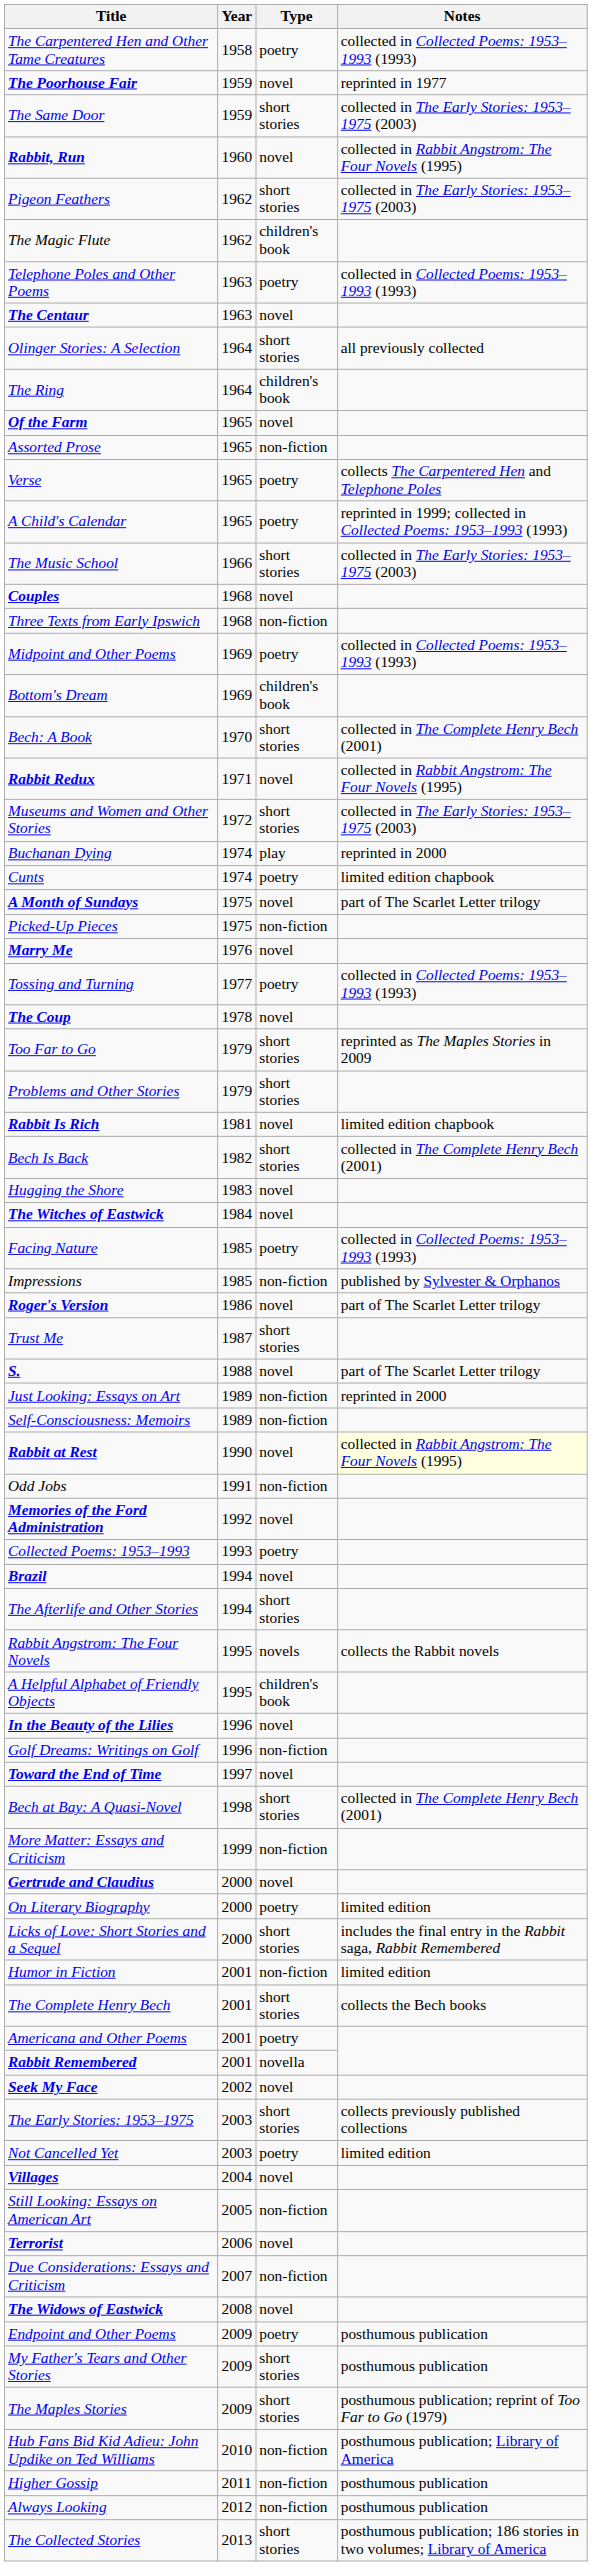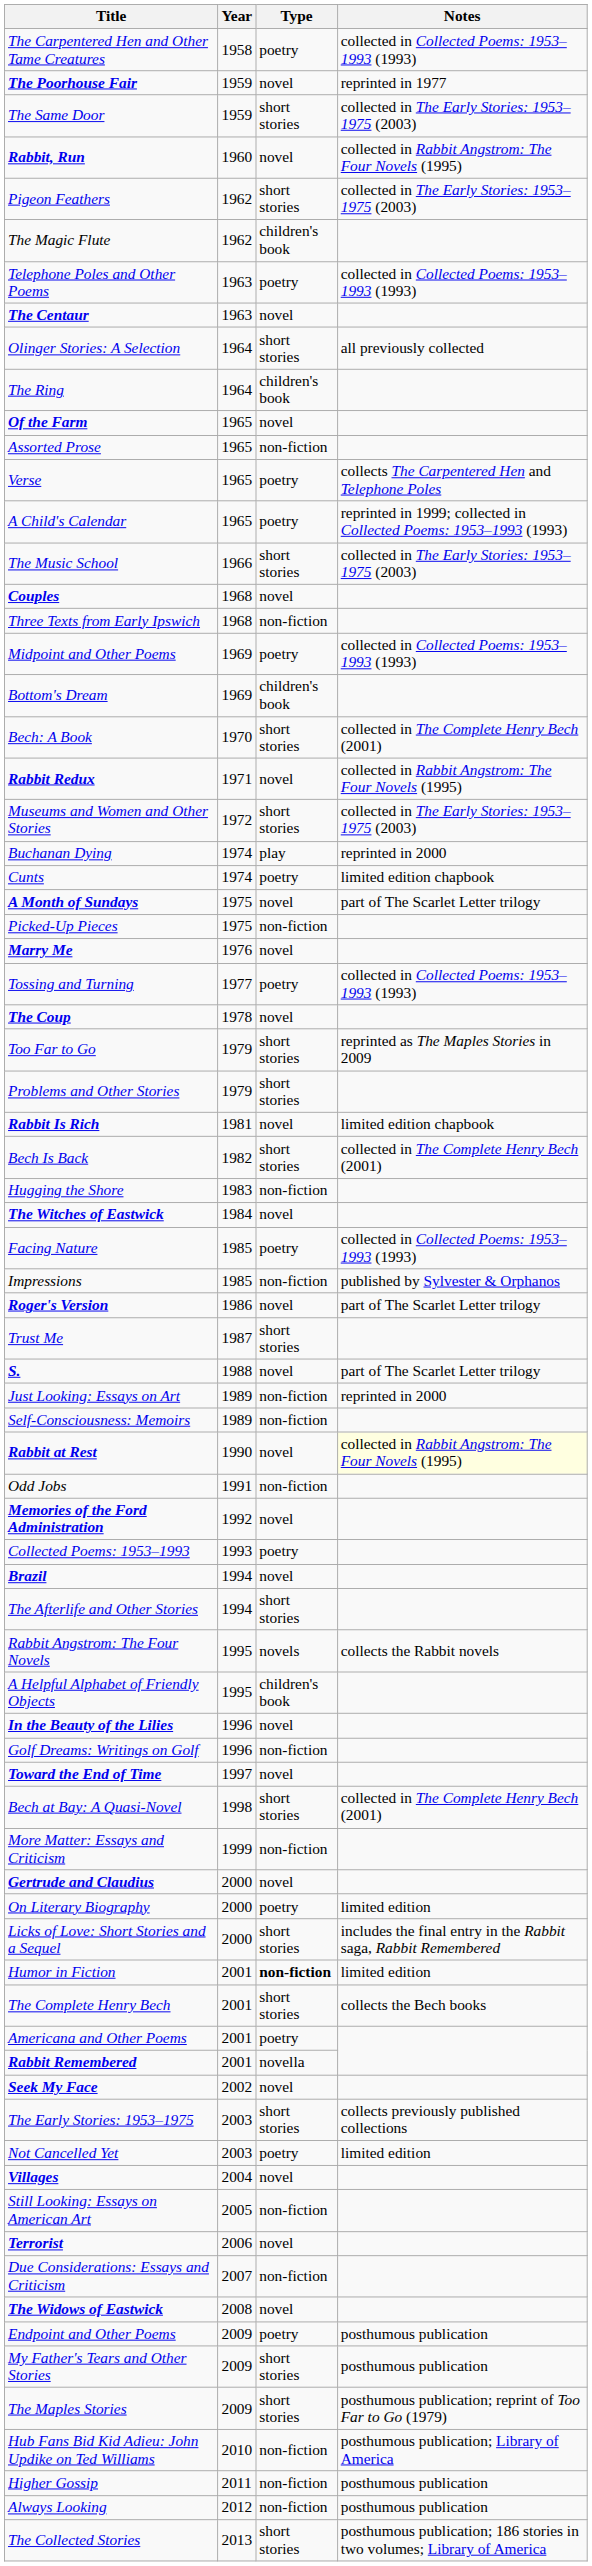(276, 1190) novel -> (293, 1190) non-fiction
(293, 1972) normal -> (295, 1972) bold
